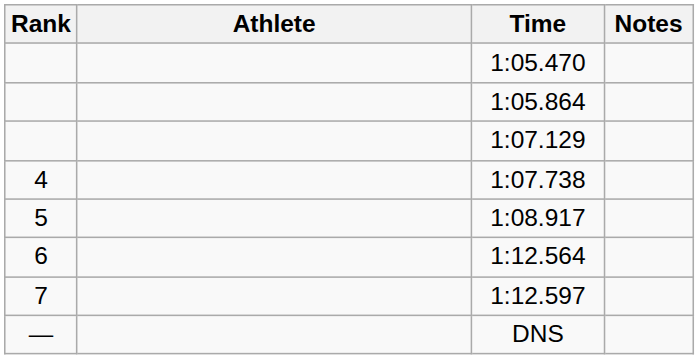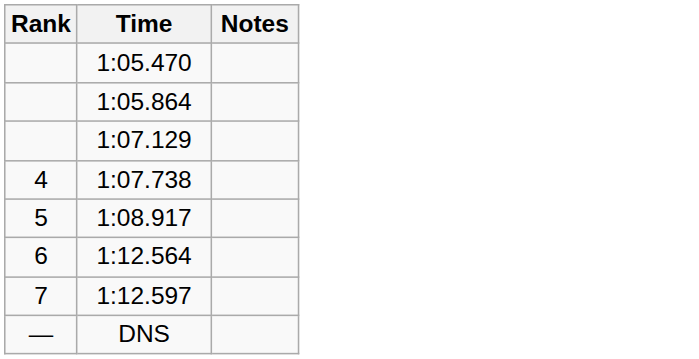- column: (274, 23)
